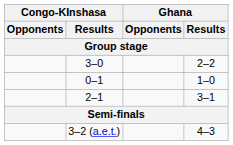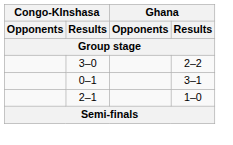(206, 81) 1–0 -> (193, 81) 3–1
(206, 98) 3–1 -> (193, 98) 1–0
- row: (94, 132)
